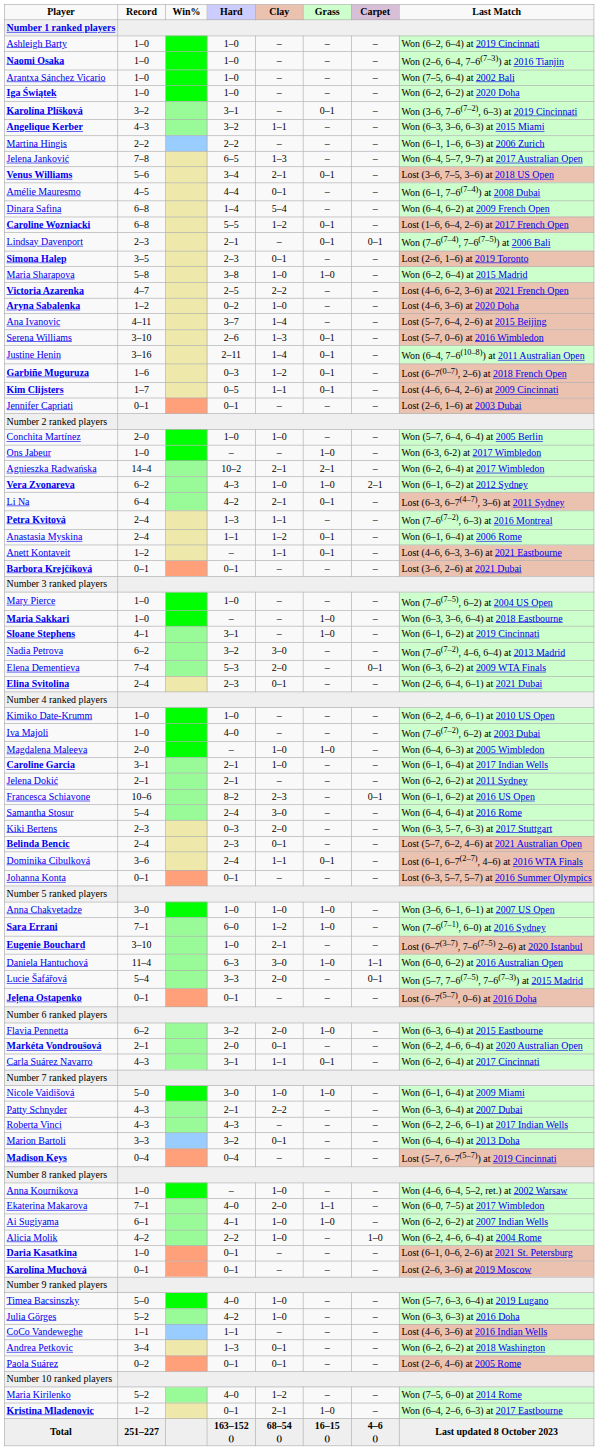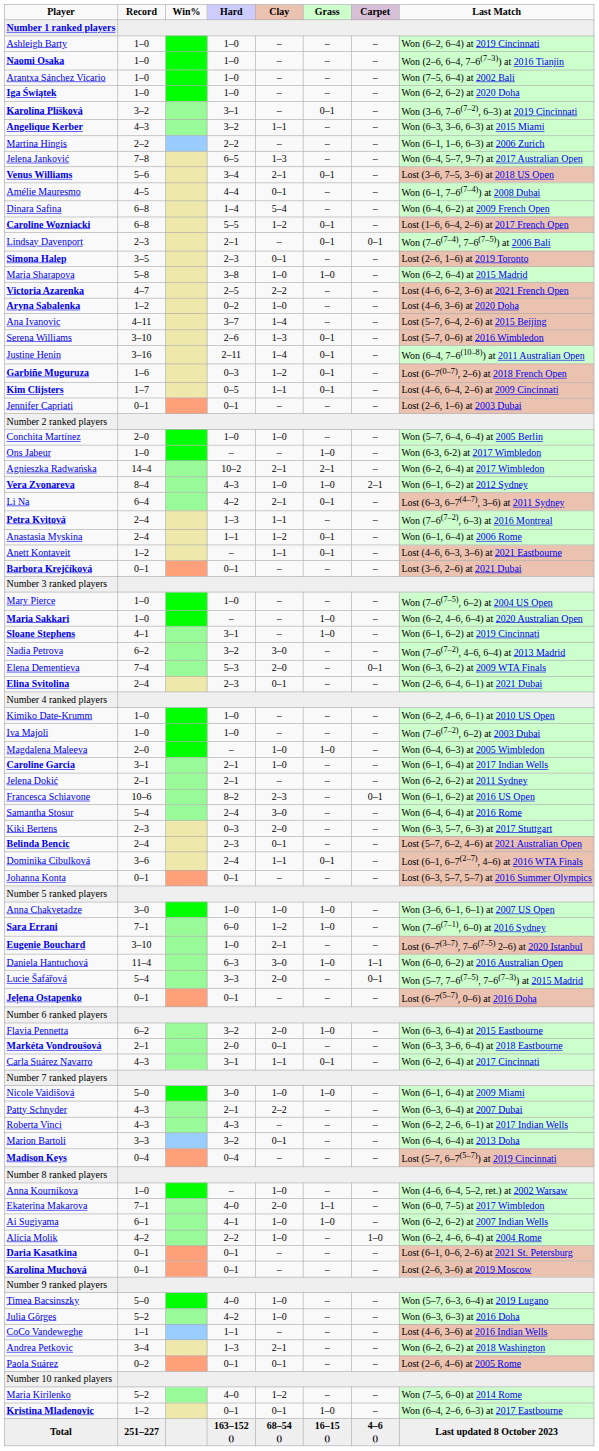(142, 484) 6–2 -> (142, 484) 8–4
(482, 618) Won (6–3, 3–6, 6–4) at 2018 Eastbourne -> (492, 618) Won (6–2, 4–6, 6–4) at 2020 Australian Open
(231, 732) 4–0 -> (231, 732) 1–0
(492, 1046) Won (6–2, 4–6, 6–4) at 2020 Australian Open -> (482, 1046) Won (6–3, 3–6, 6–4) at 2018 Eastbourne
(142, 1253) 1–0 -> (142, 1253) 0–1
(279, 1348) 0–1 -> (279, 1348) 2–1
(279, 1410) 2–1 -> (279, 1410) 0–1
